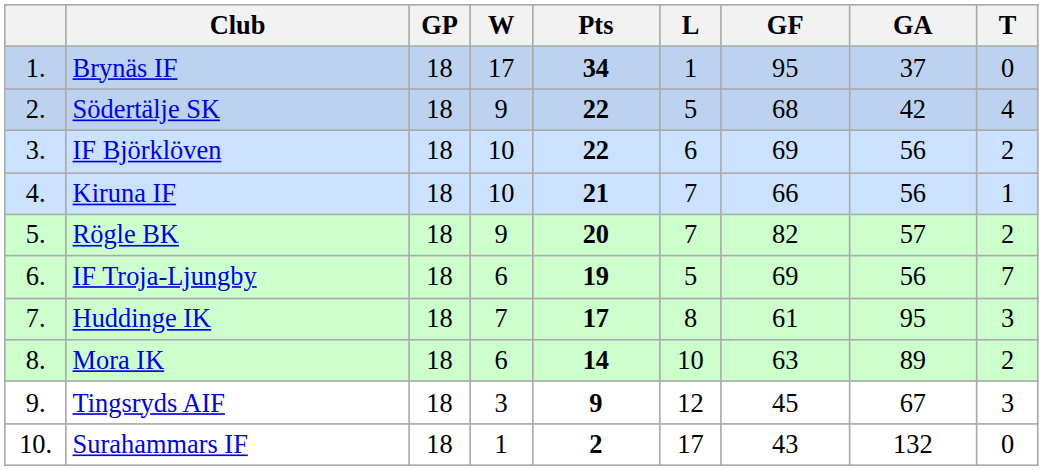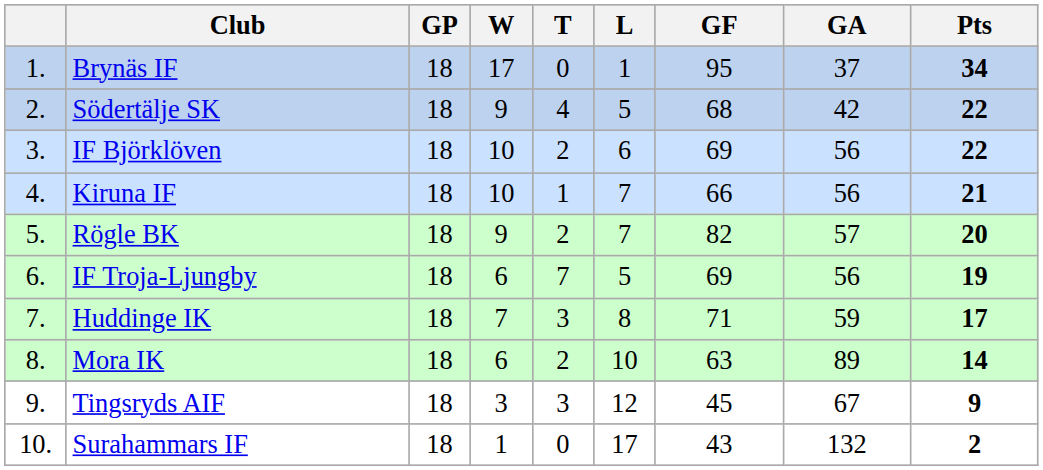columns swapped: (1007, 25) <-> (596, 25)
(785, 318) 61 -> (719, 318) 71
(913, 318) 95 -> (847, 318) 59
